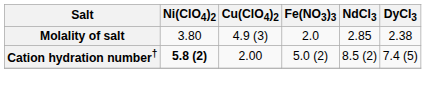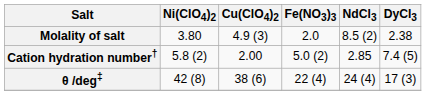(360, 35) 2.85 -> (360, 35) 8.5 (2)
(190, 56) bold -> (190, 56) normal
(360, 56) 8.5 (2) -> (360, 56) 2.85
+ row: (82, 79)
